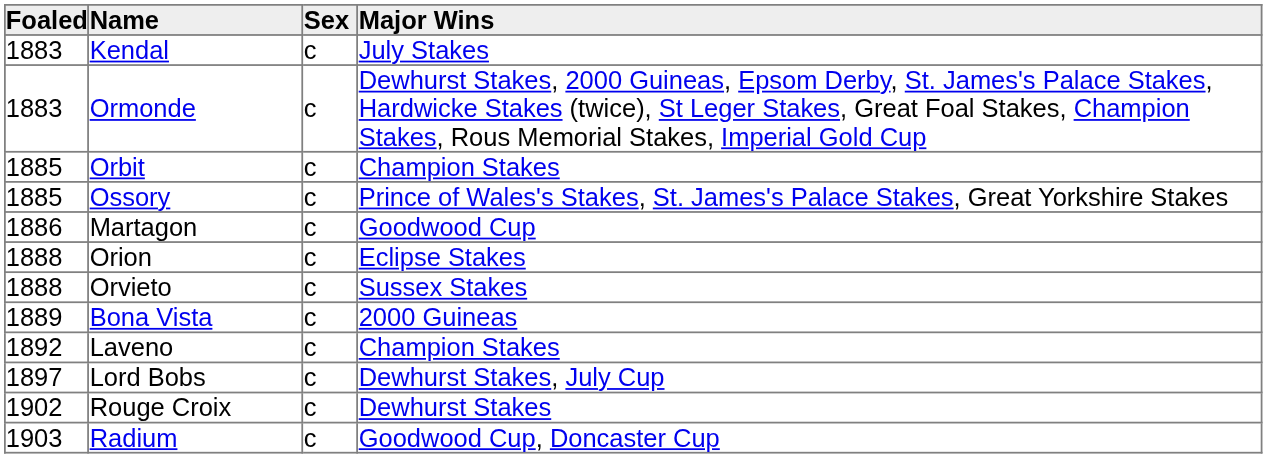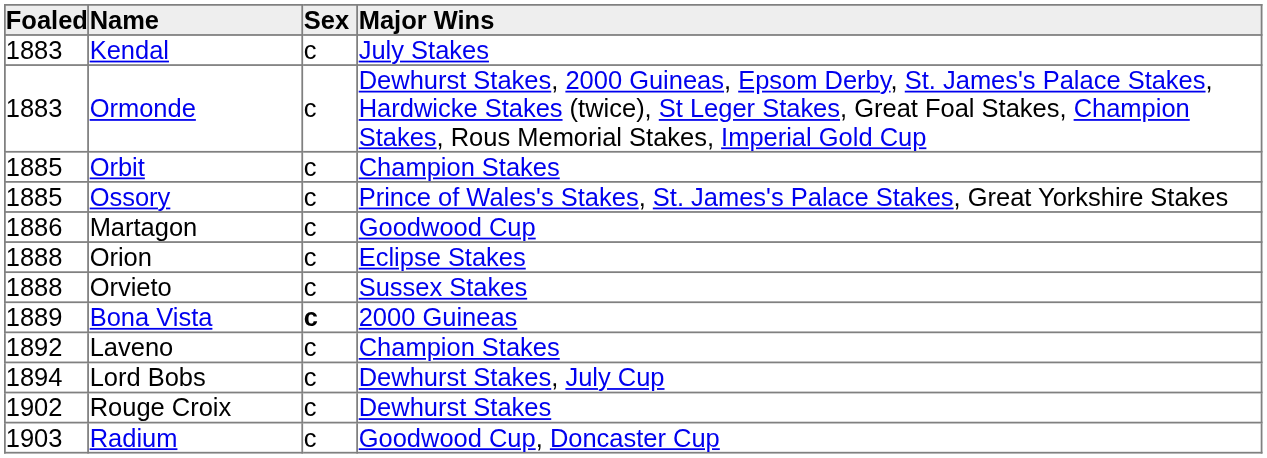(310, 317) normal -> (311, 317) bold
(34, 377) 1897 -> (34, 377) 1894
